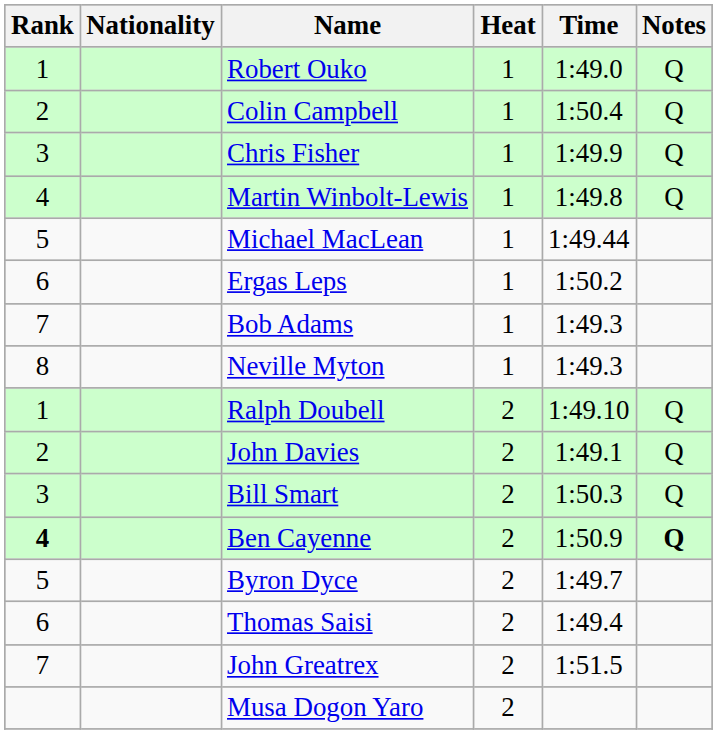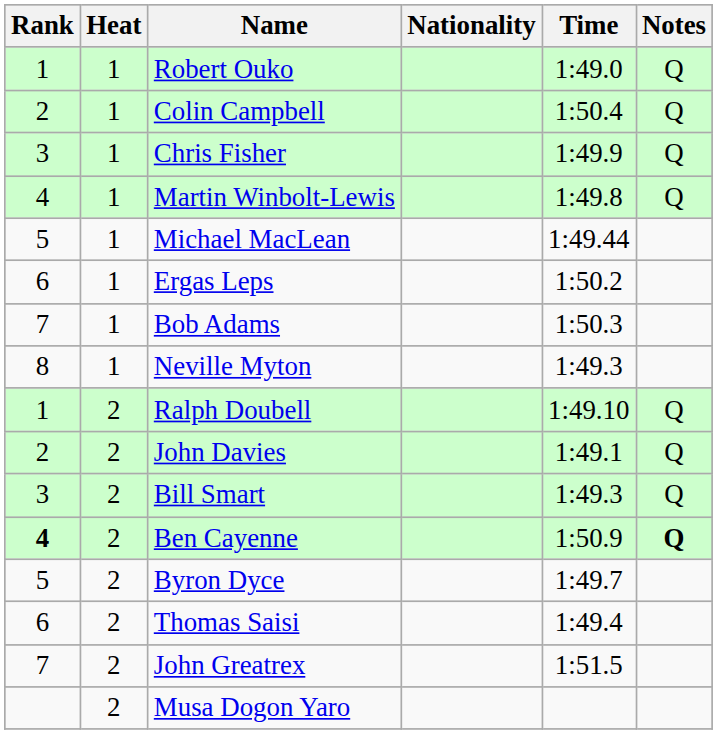columns swapped: (508, 25) <-> (150, 25)
(589, 324) 1:49.3 -> (589, 324) 1:50.3
(589, 494) 1:50.3 -> (589, 494) 1:49.3
